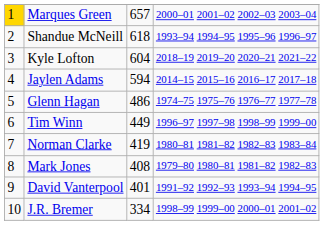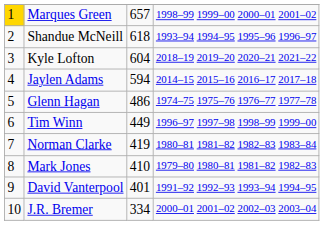(236, 15) 2000–01 2001–02 2002–03 2003–04 -> (236, 15) 1998–99 1999–00 2000–01 2001–02
(140, 166) 408 -> (140, 166) 410
(236, 209) 1998–99 1999–00 2000–01 2001–02 -> (236, 209) 2000–01 2001–02 2002–03 2003–04
